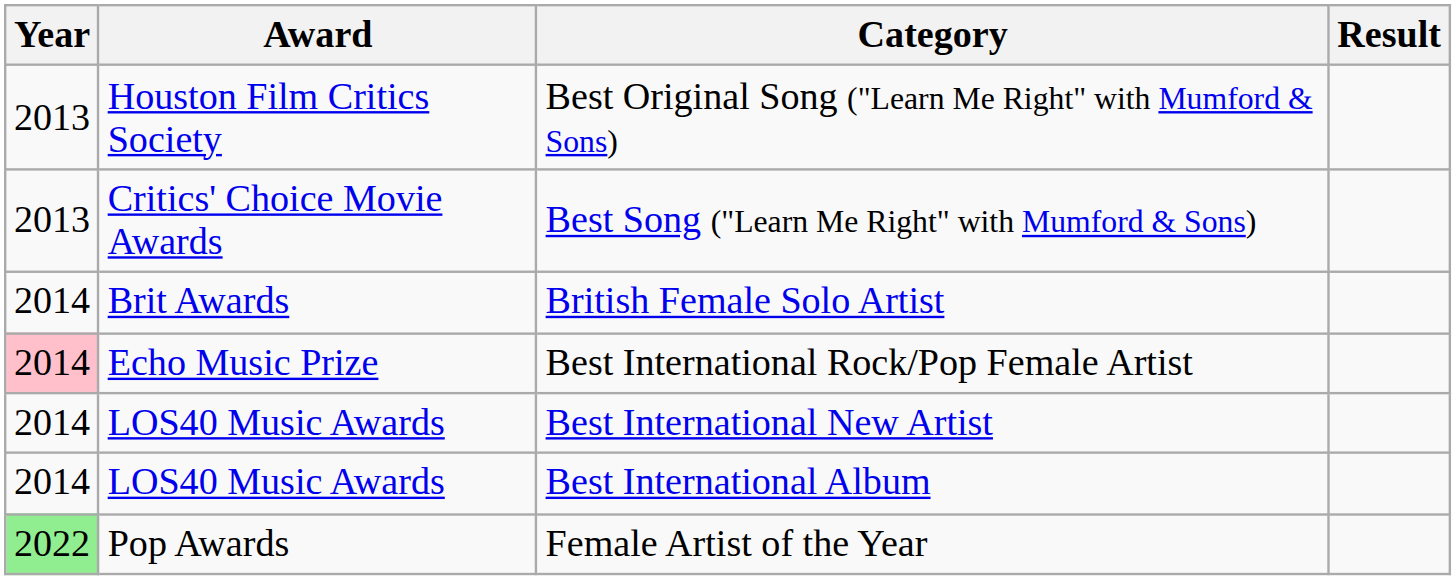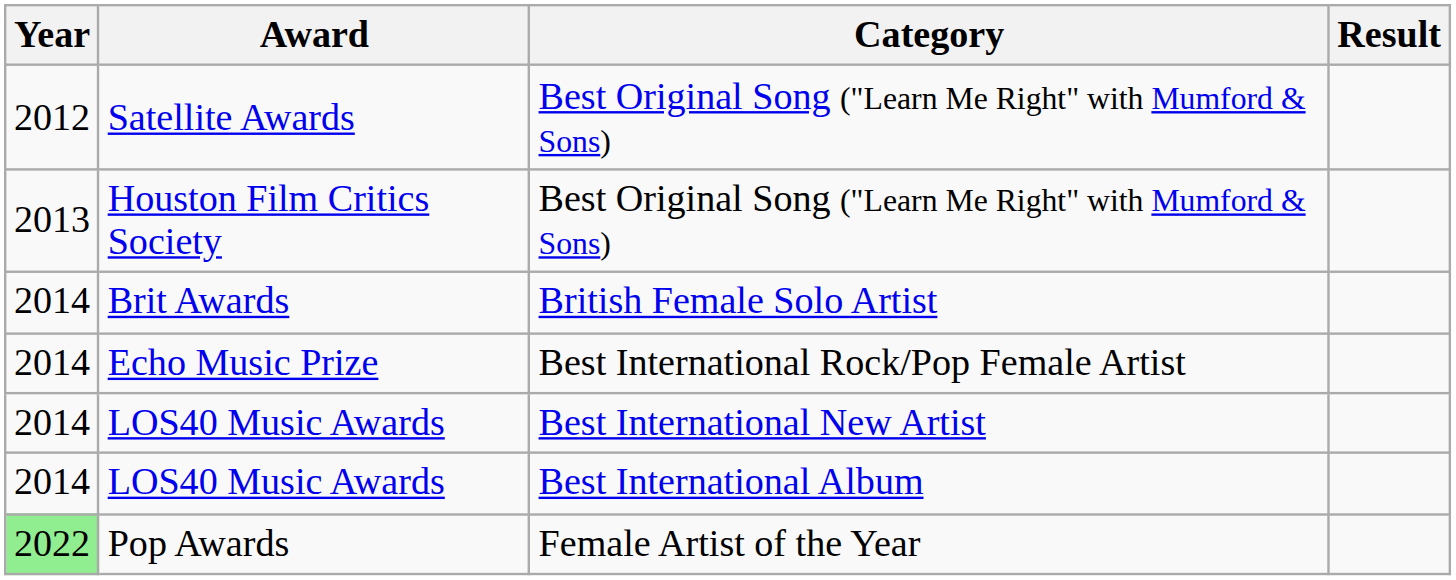+ row: (231, 116)
- row: (275, 219)
(52, 361) pink background -> (52, 361) no background
